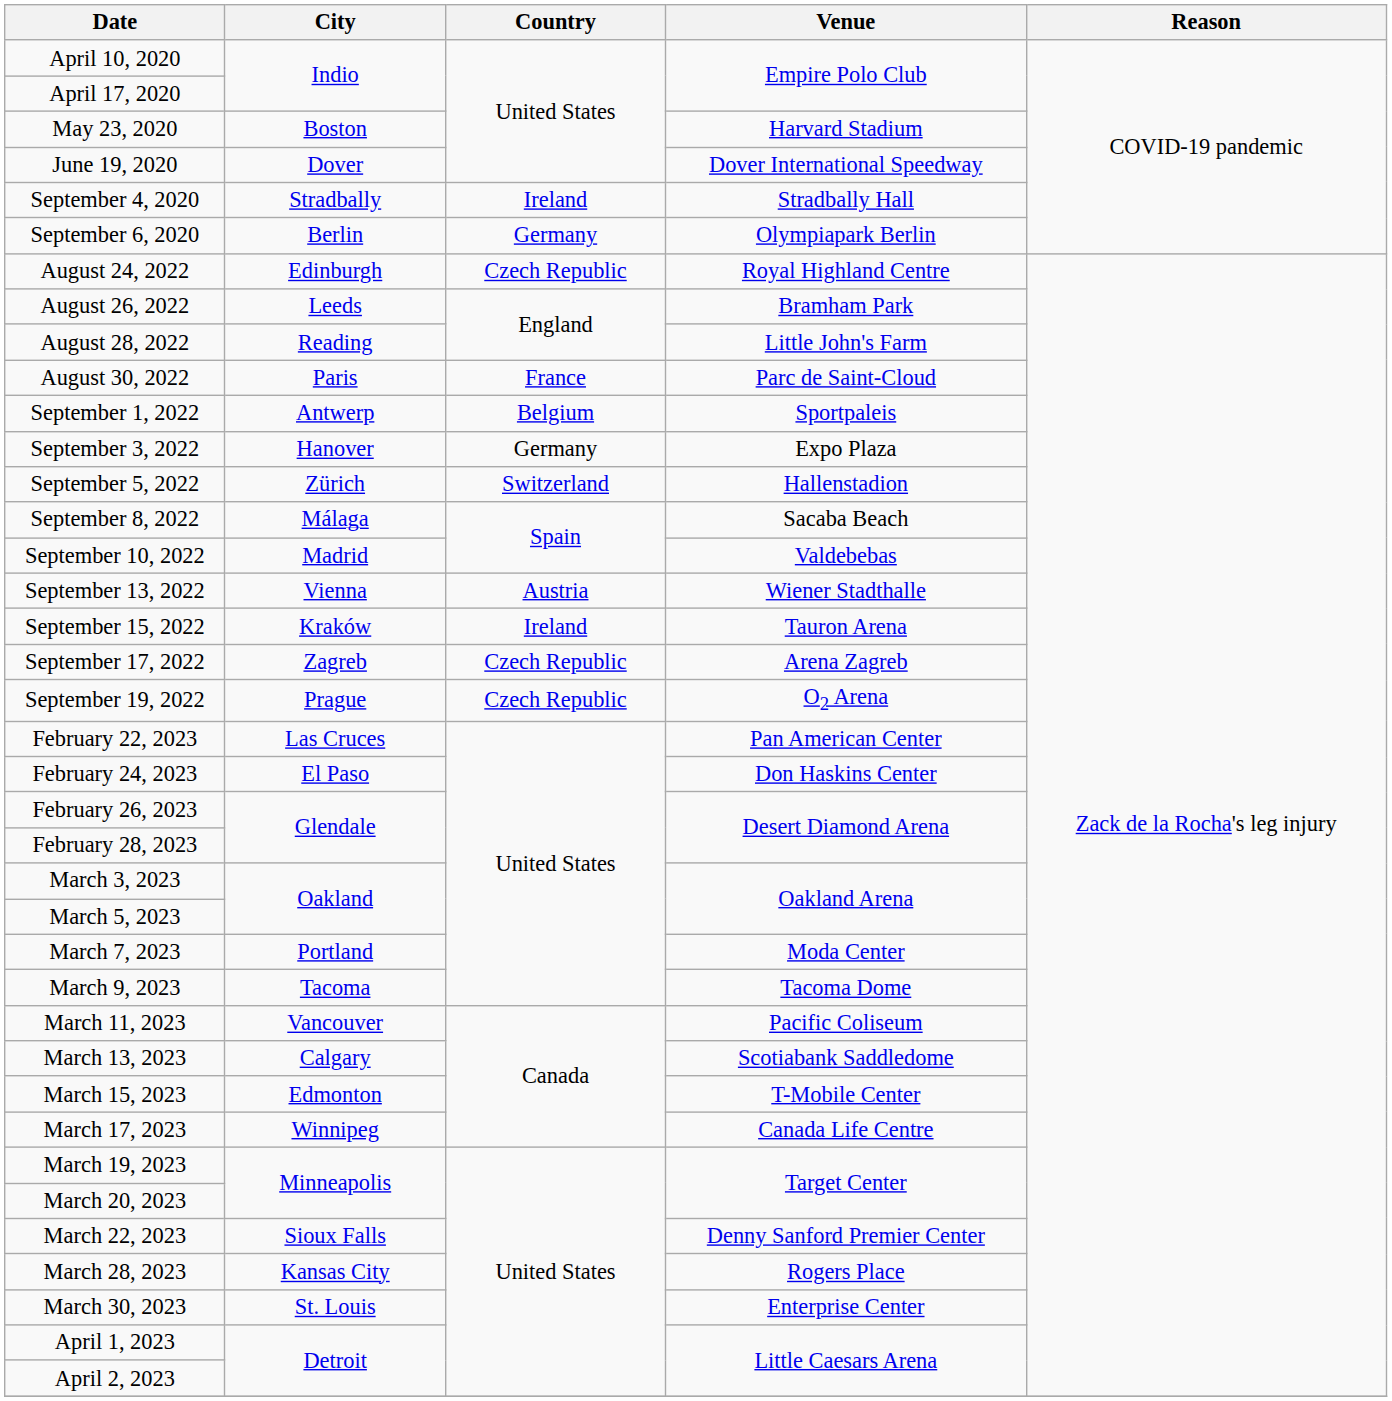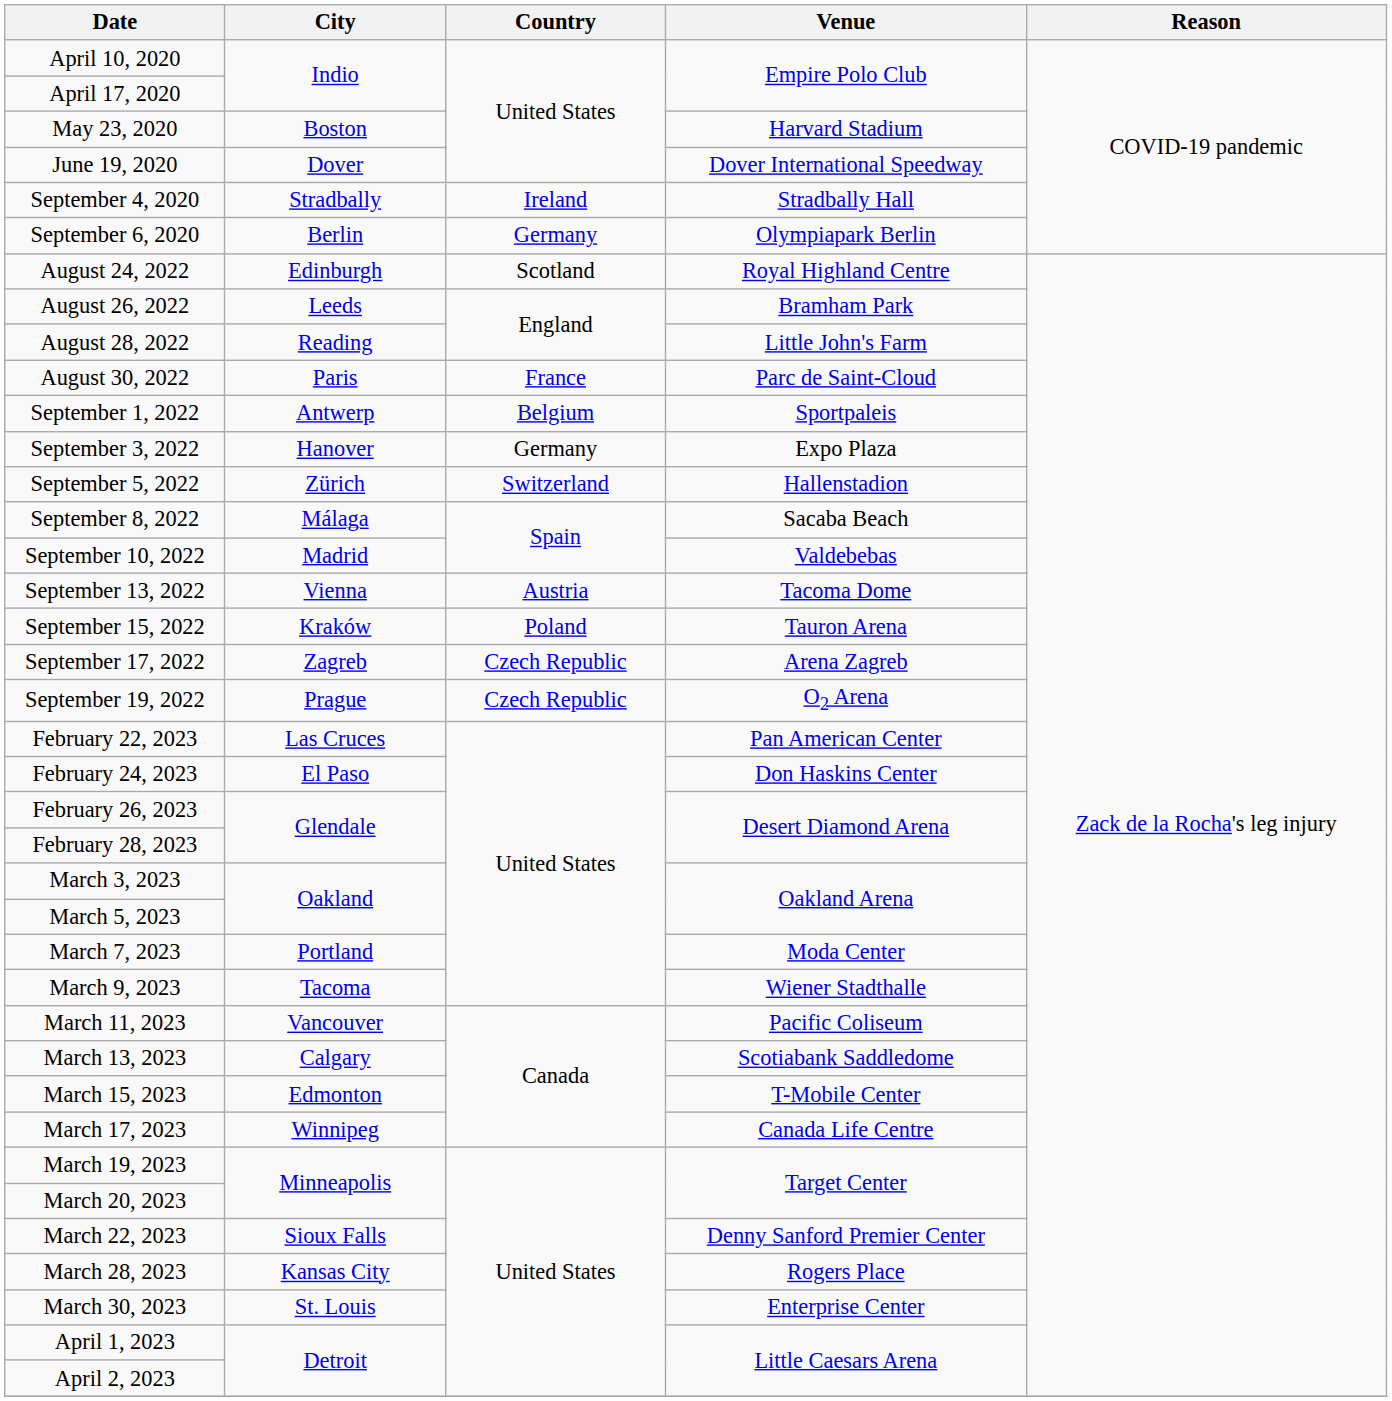(556, 270) Czech Republic -> (556, 270) Scotland
(846, 590) Wiener Stadthalle -> (846, 590) Tacoma Dome
(556, 626) Ireland -> (556, 626) Poland
(846, 987) Tacoma Dome -> (846, 987) Wiener Stadthalle
